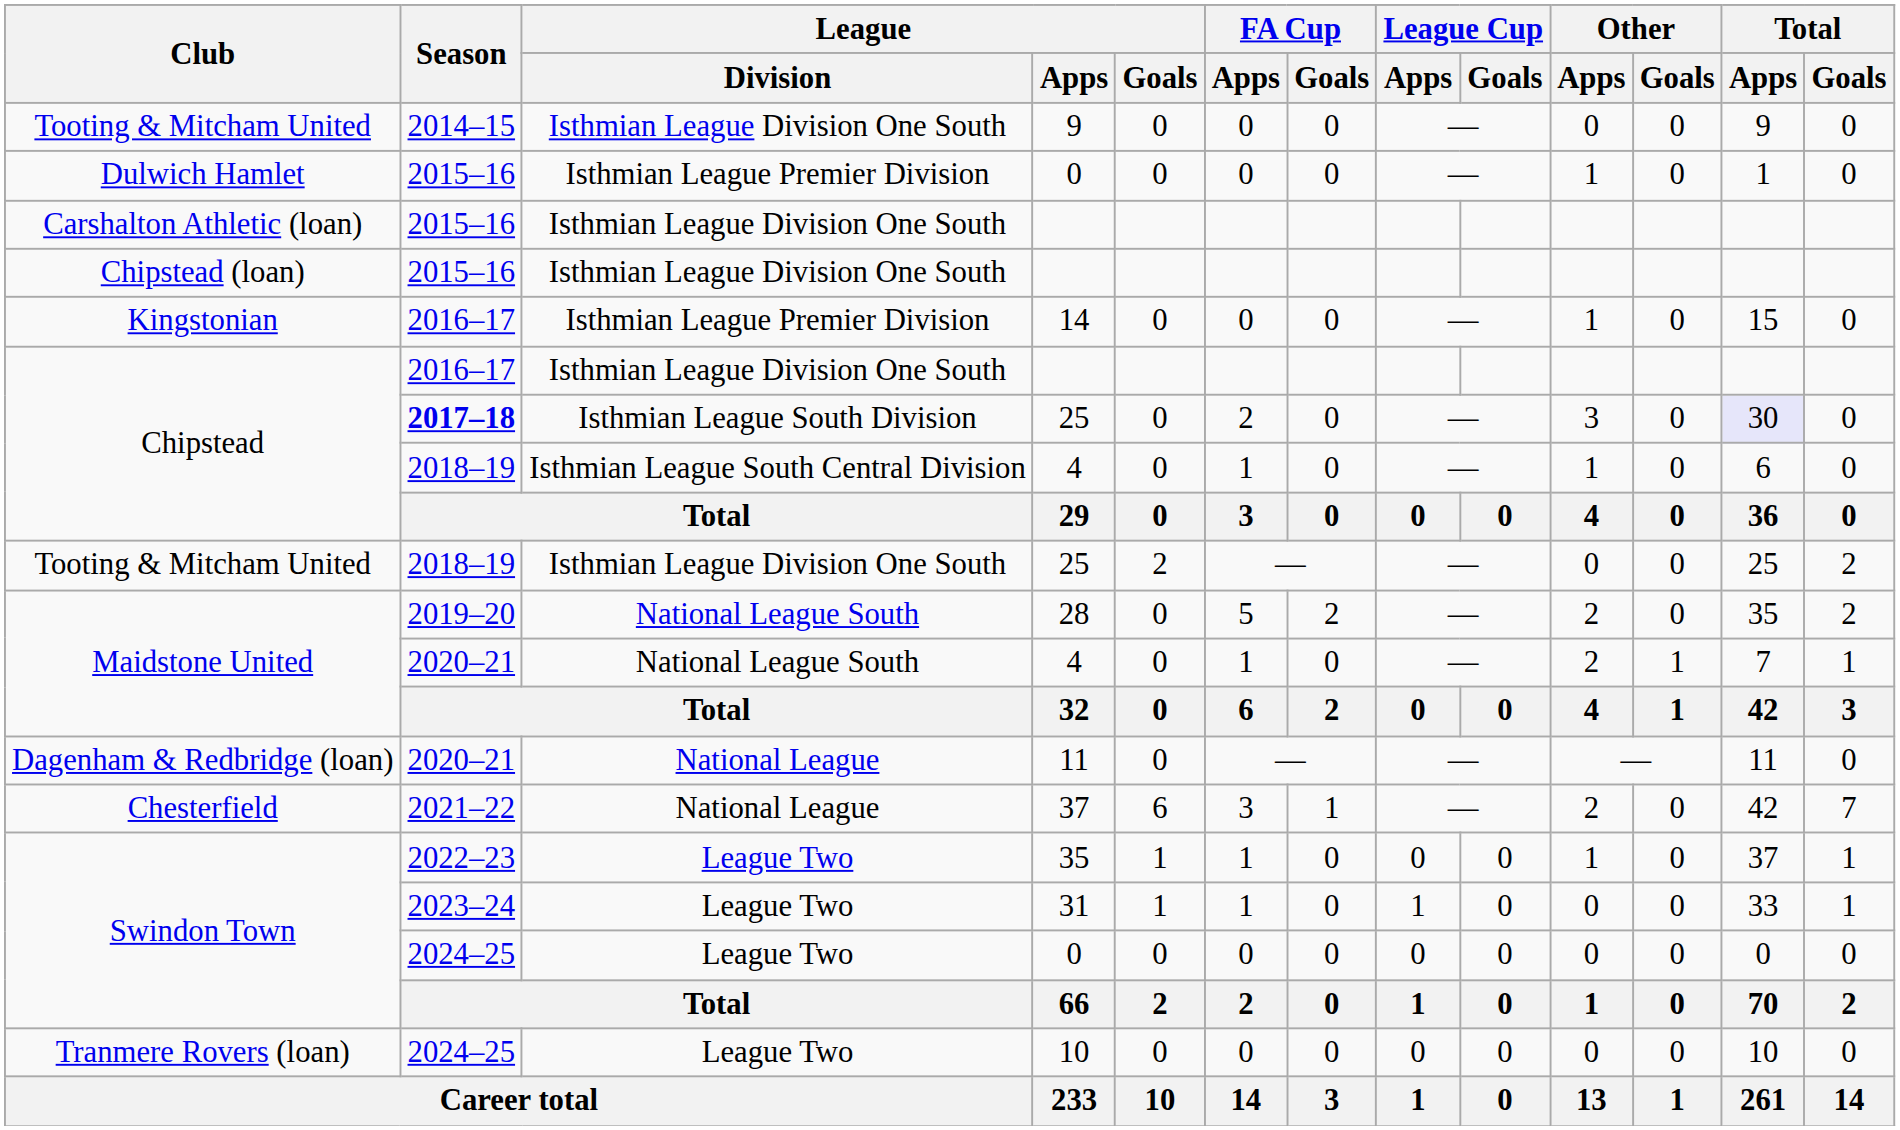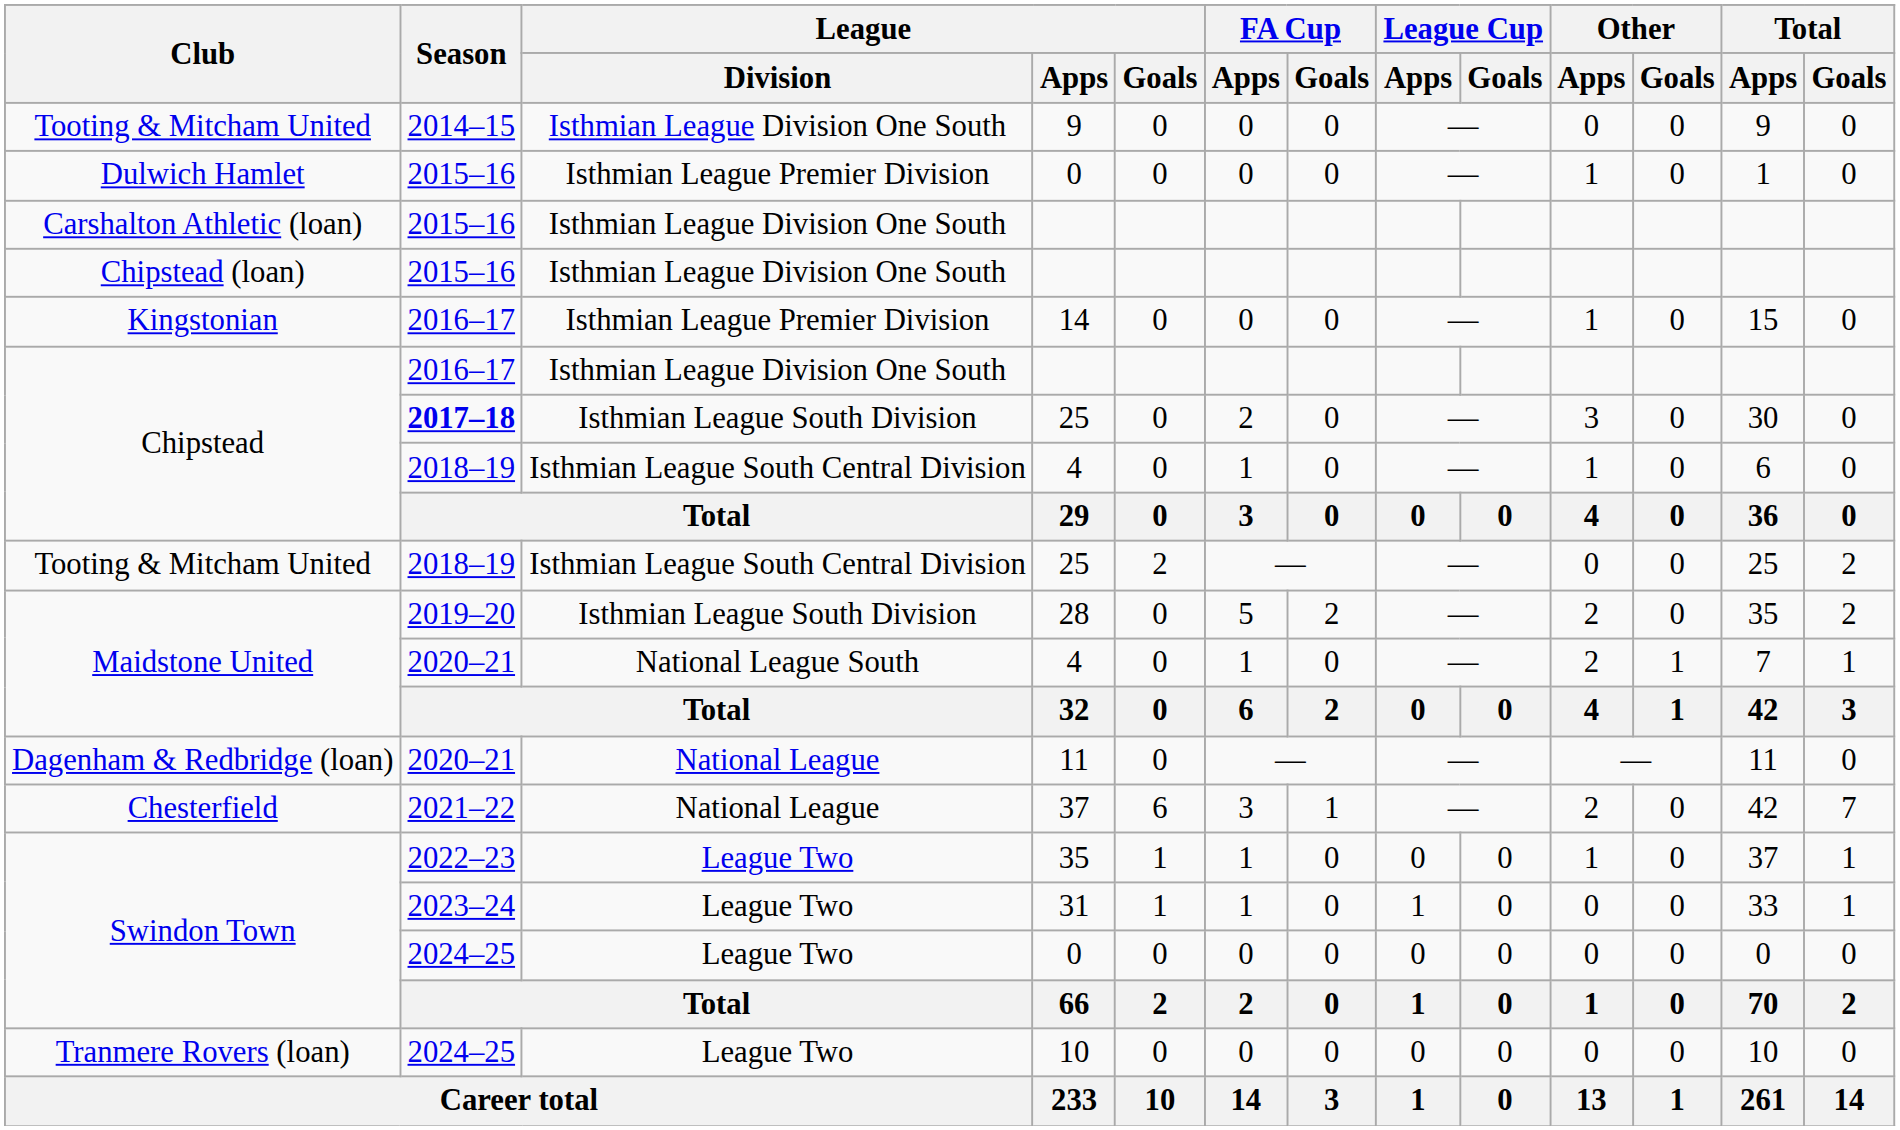(1763, 418) lavender background -> (1763, 418) no background
(777, 564) Isthmian League Division One South -> (777, 564) Isthmian League South Central Division
(777, 613) National League South -> (777, 613) Isthmian League South Division
